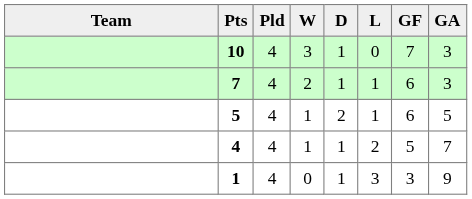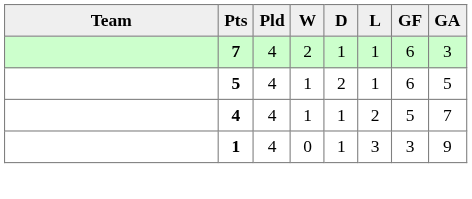- row: (236, 51)
